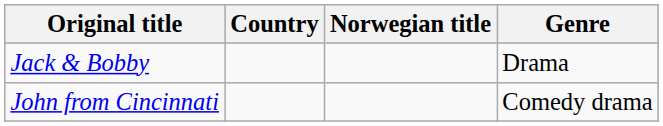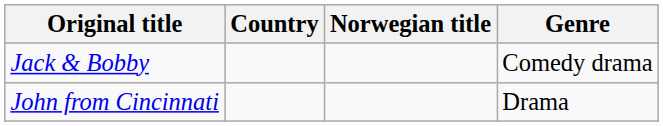(536, 62) Drama -> (577, 62) Comedy drama
(577, 101) Comedy drama -> (536, 101) Drama
